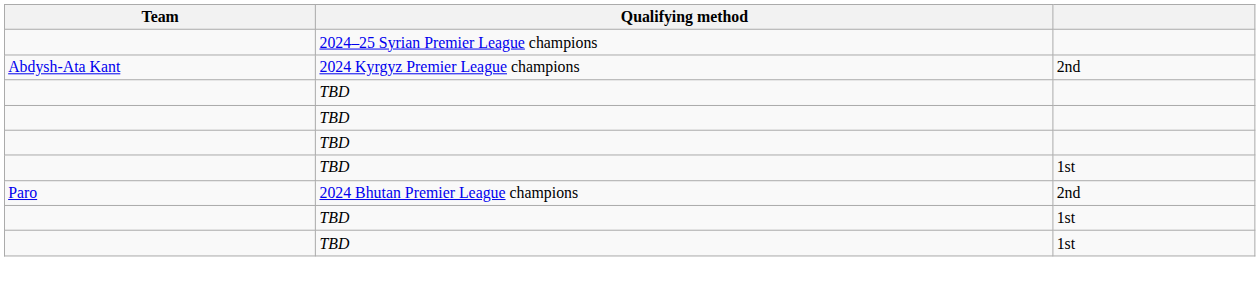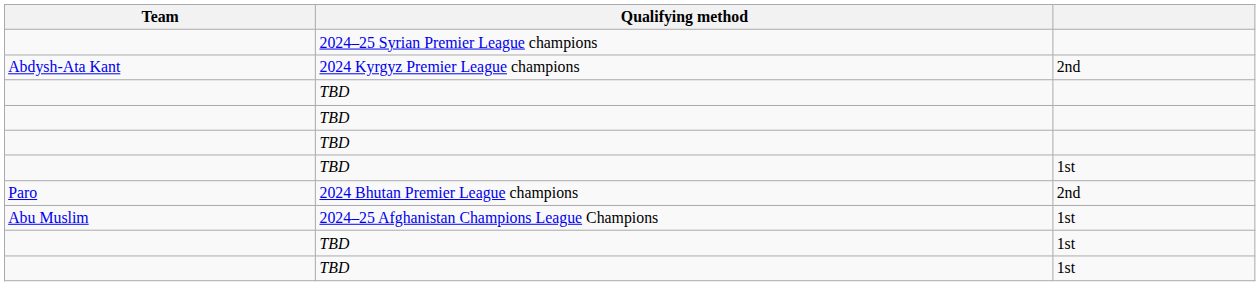+ row: (489, 218)
